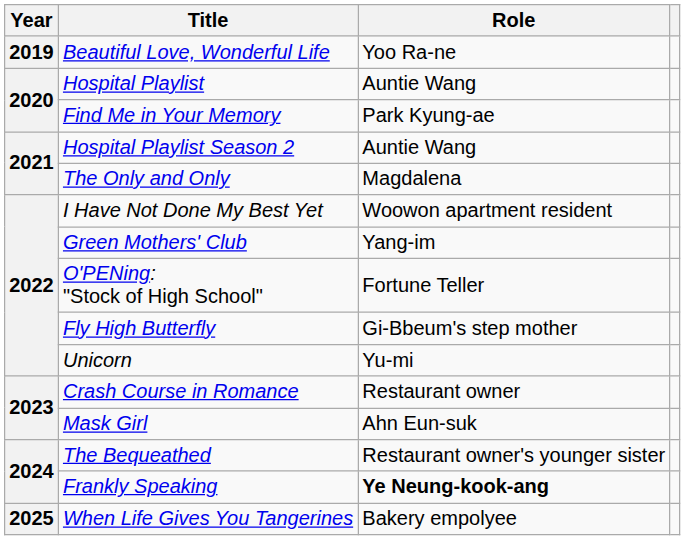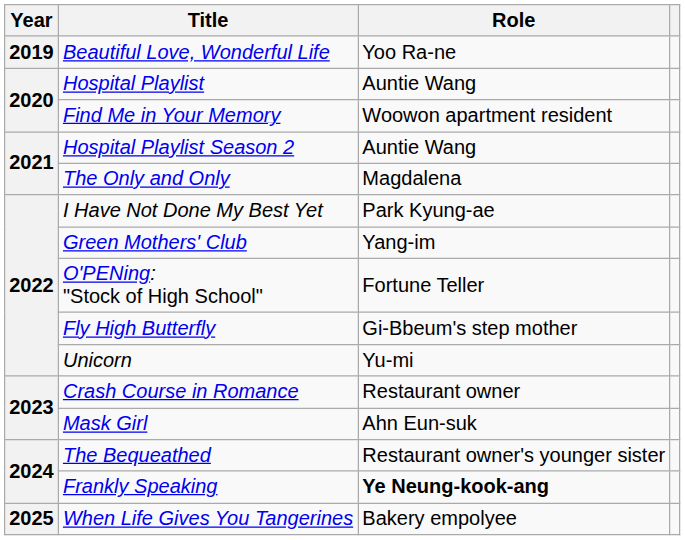(429, 115) Park Kyung-ae -> (487, 115) Woowon apartment resident
(487, 210) Woowon apartment resident -> (429, 210) Park Kyung-ae
